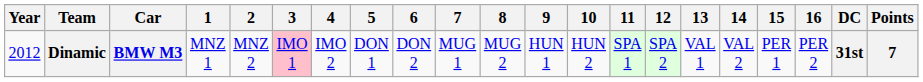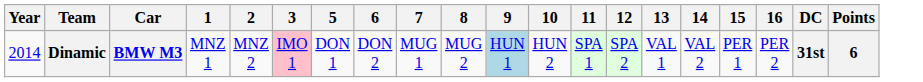- column: (331, 17)
(24, 53) 2012 -> (24, 53) 2014
(546, 53) no background -> (507, 53) lightblue background
(892, 53) 7 -> (854, 53) 6
